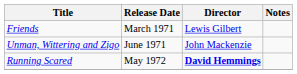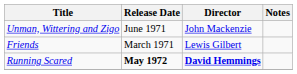rows swapped: (23, 28) <-> (63, 45)
(145, 61) normal -> (146, 61) bold
